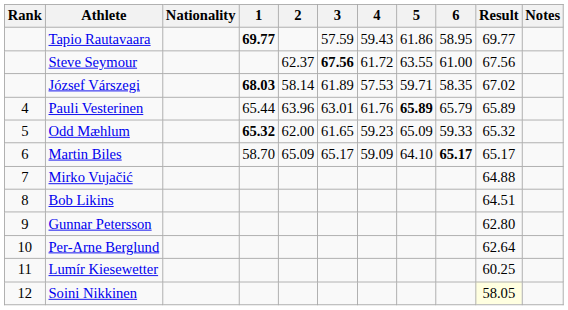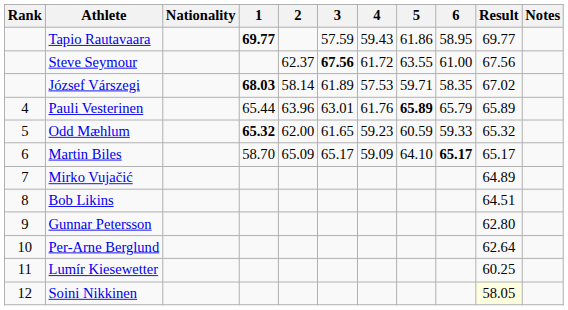(416, 131) 65.09 -> (416, 131) 60.59
(499, 177) 64.88 -> (499, 177) 64.89
